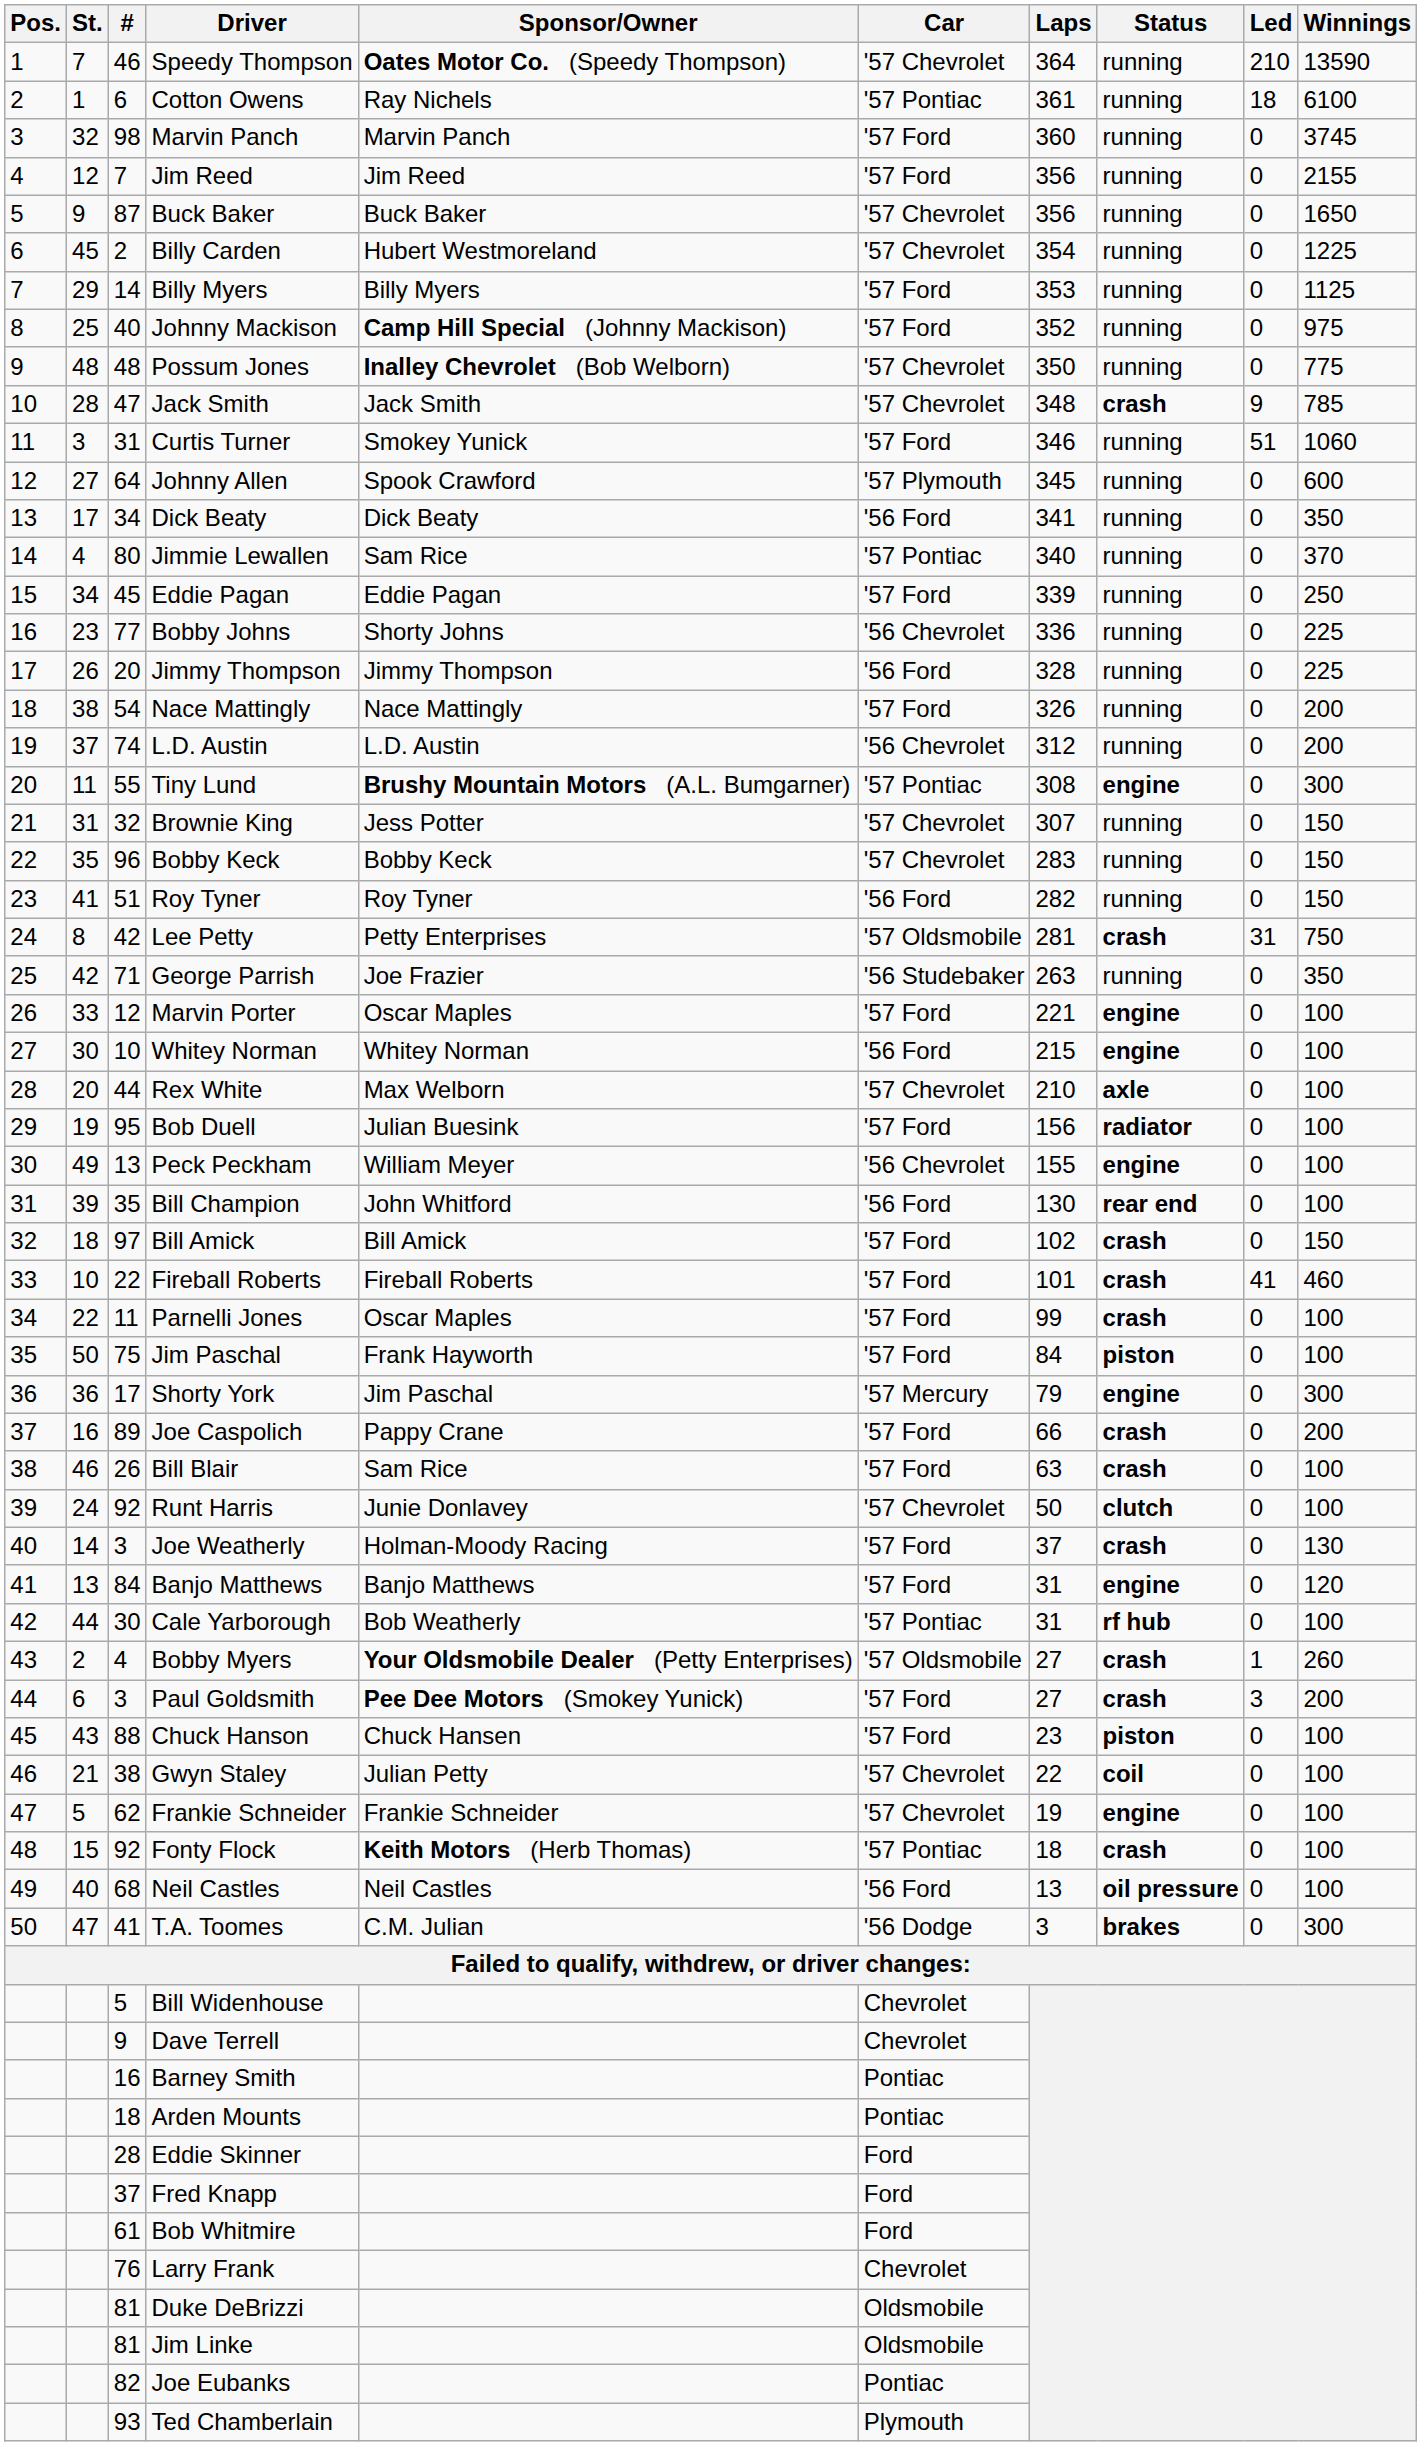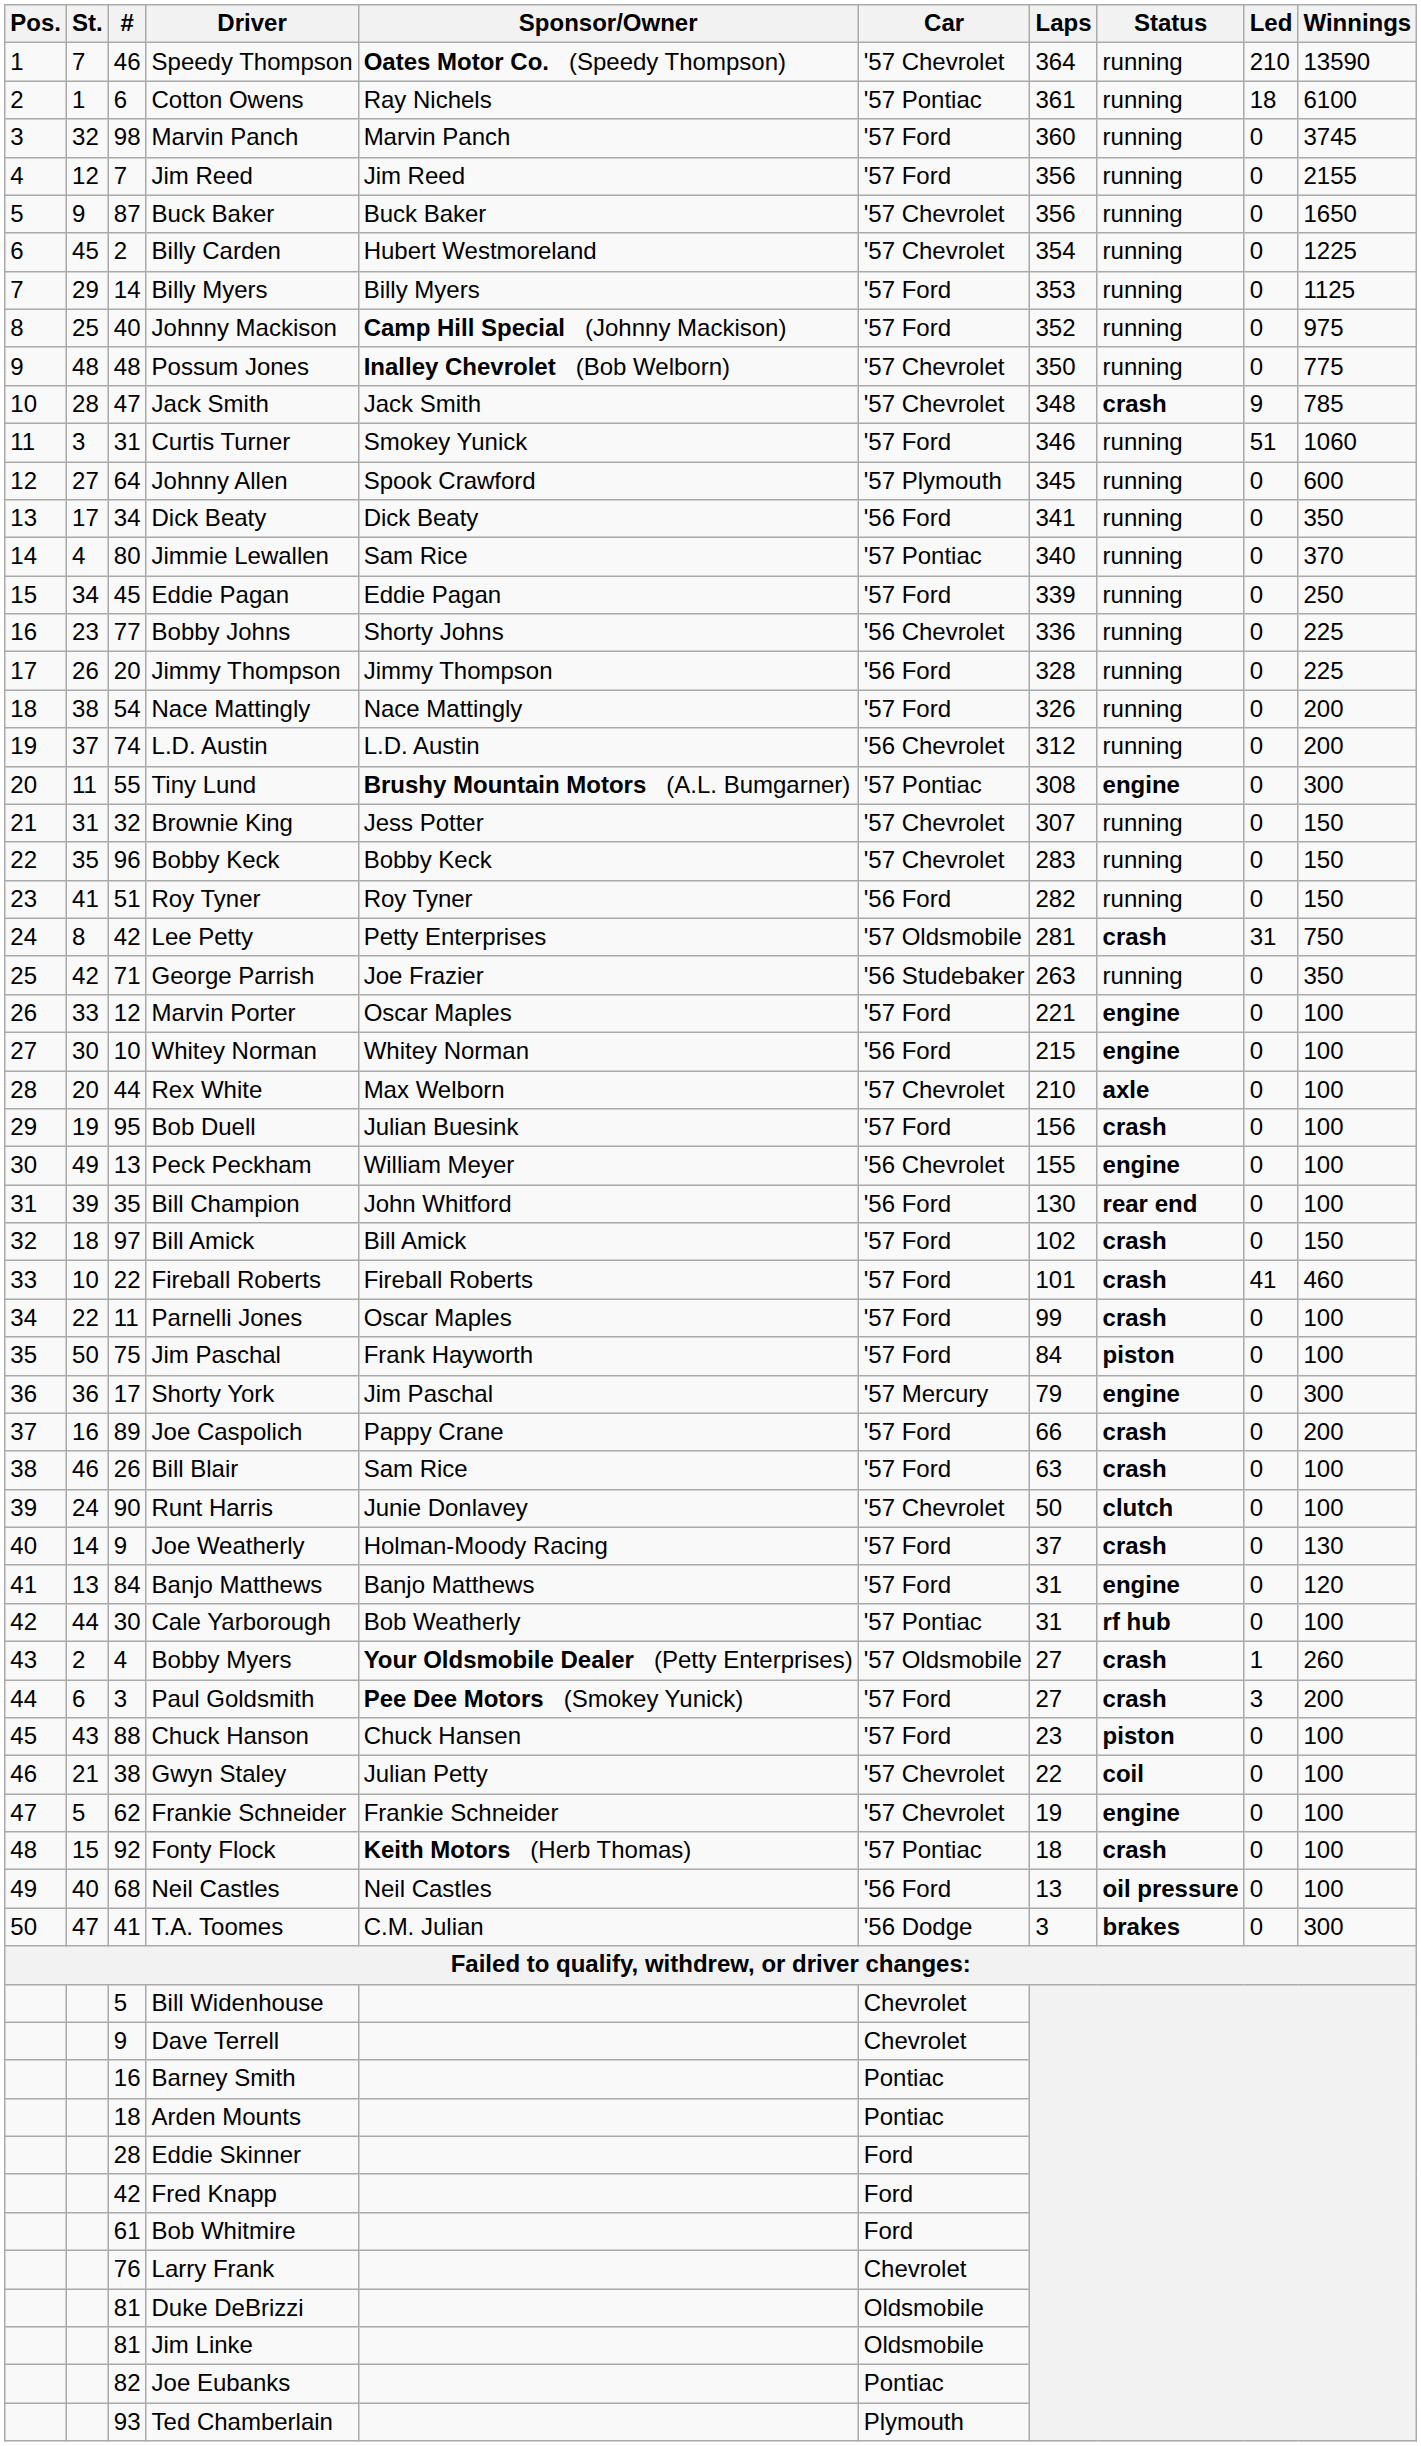(1147, 1127) radiator -> (1135, 1127) crash
(127, 1507) 92 -> (127, 1507) 90
(120, 1546) 3 -> (120, 1546) 9
(127, 2193) 37 -> (127, 2193) 42
